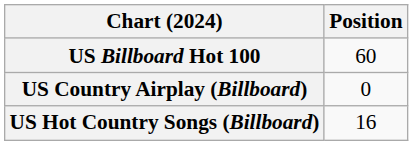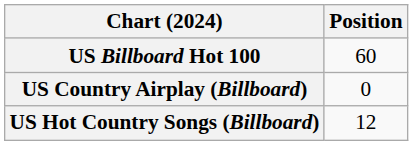(366, 122) 16 -> (366, 122) 12
